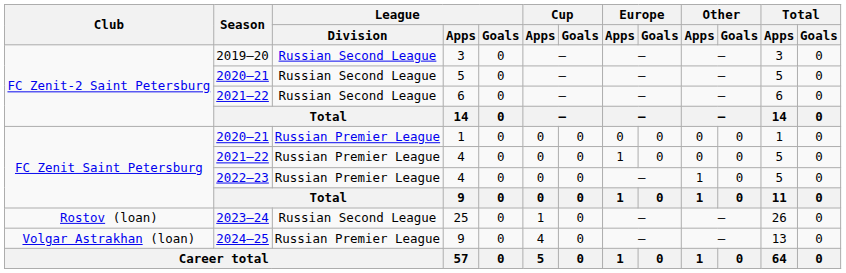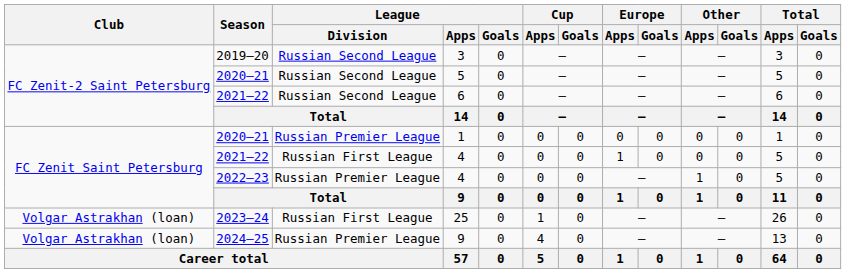(357, 157) Russian Premier League -> (357, 157) Russian First League
(109, 218) Rostov (loan) -> (109, 218) Volgar Astrakhan (loan)
(357, 218) Russian Second League -> (357, 218) Russian First League
